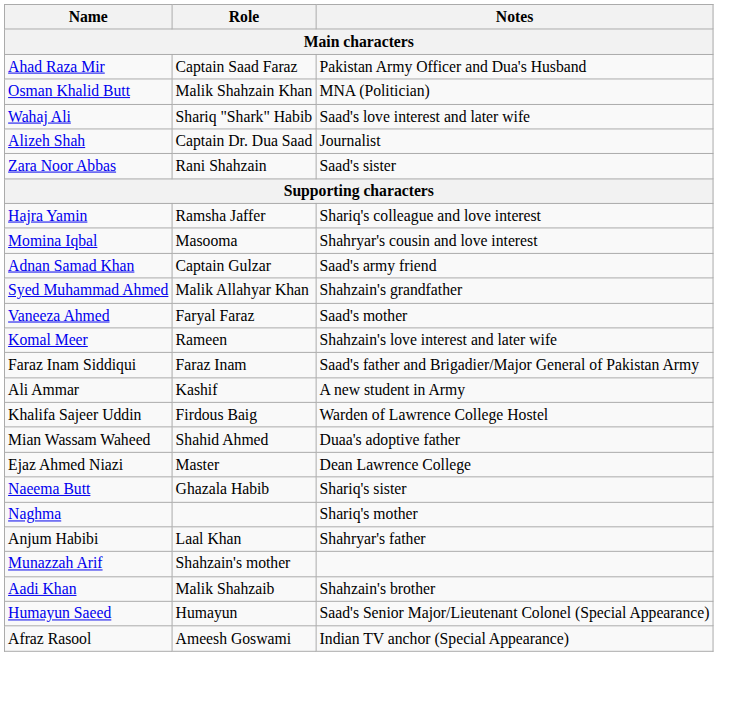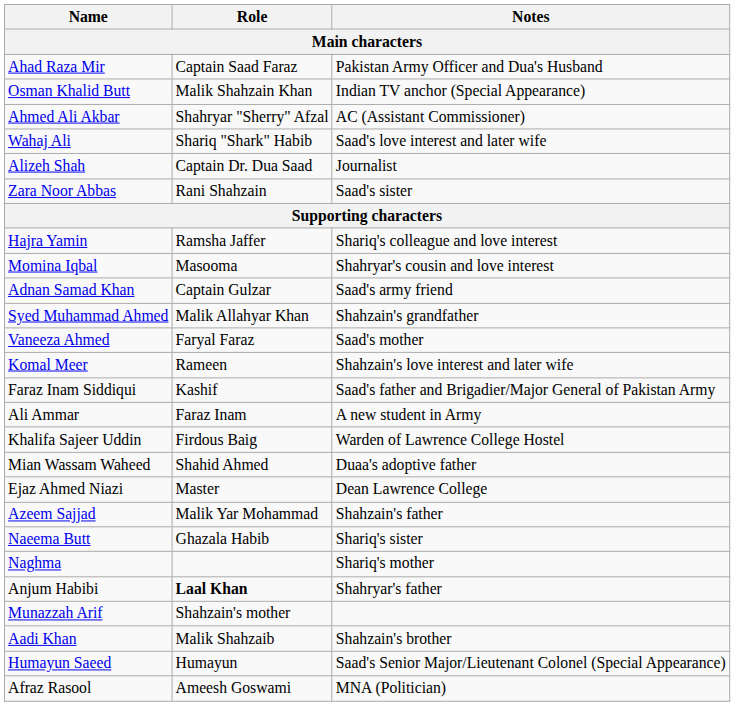(375, 91) MNA (Politician) -> (461, 91) Indian TV anchor (Special Appearance)
+ row: (64, 116)
(211, 365) Faraz Inam -> (197, 389) Kashif
(197, 389) Kashif -> (211, 414) Faraz Inam
+ row: (52, 514)
(208, 539) normal -> (212, 588) bold
(444, 638) Indian TV anchor (Special Appearance) -> (391, 688) MNA (Politician)
